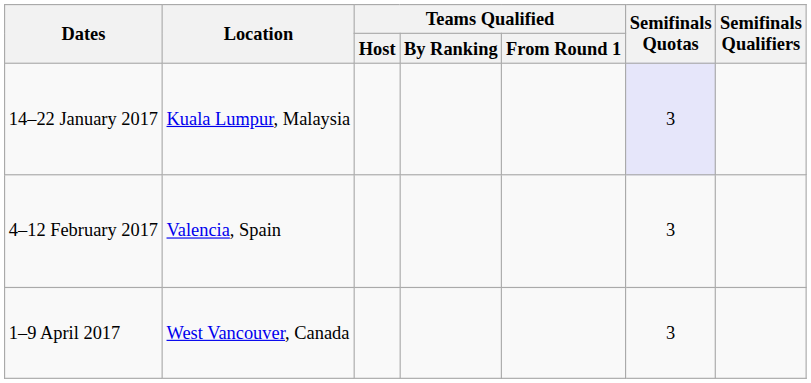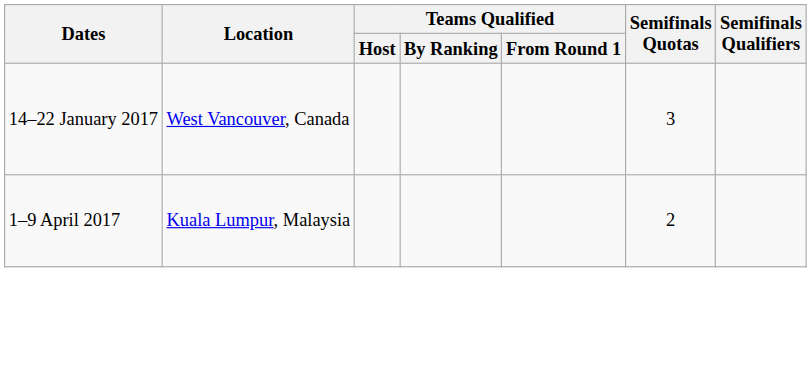(258, 118) Kuala Lumpur, Malaysia -> (258, 118) West Vancouver, Canada
(671, 118) lavender background -> (671, 118) no background
- row: (83, 230)
(258, 332) West Vancouver, Canada -> (258, 220) Kuala Lumpur, Malaysia
(671, 332) 3 -> (671, 220) 2
